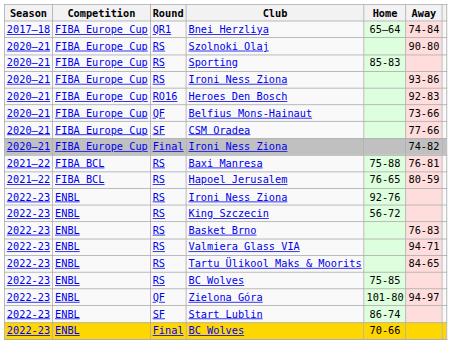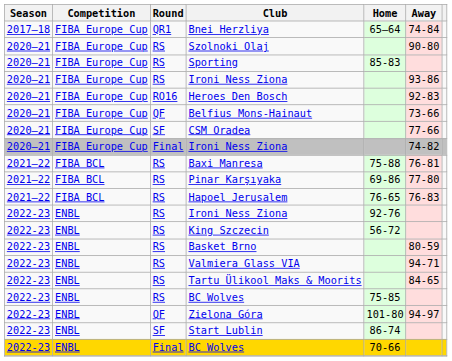+ row: (159, 180)
(424, 180) 80-59 -> (424, 197) 76-83
(424, 230) 76-83 -> (424, 247) 80-59
